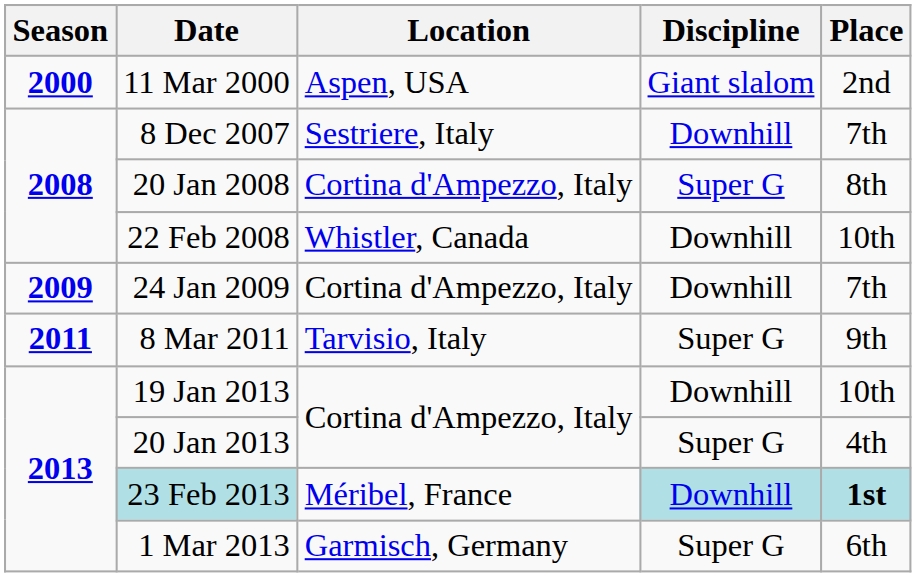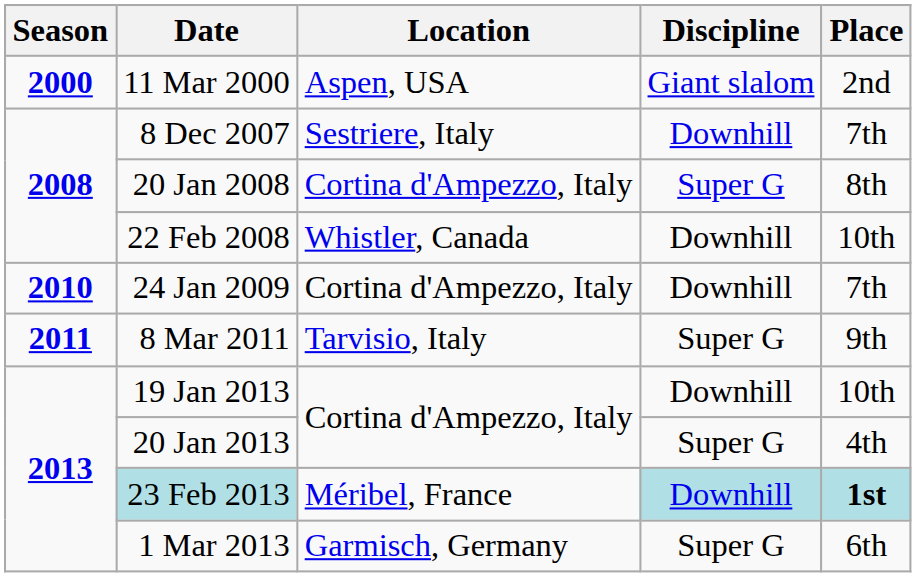(60, 287) 2009 -> (60, 287) 2010
